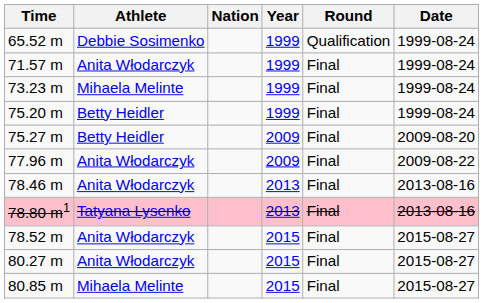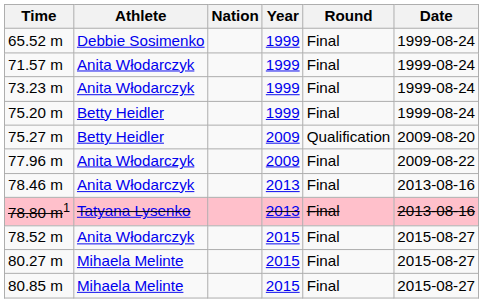(348, 40) Qualification -> (323, 40) Final
(130, 88) Mihaela Melinte -> (136, 88) Anita Włodarczyk
(323, 137) Final -> (348, 137) Qualification
(136, 261) Anita Włodarczyk -> (130, 261) Mihaela Melinte
